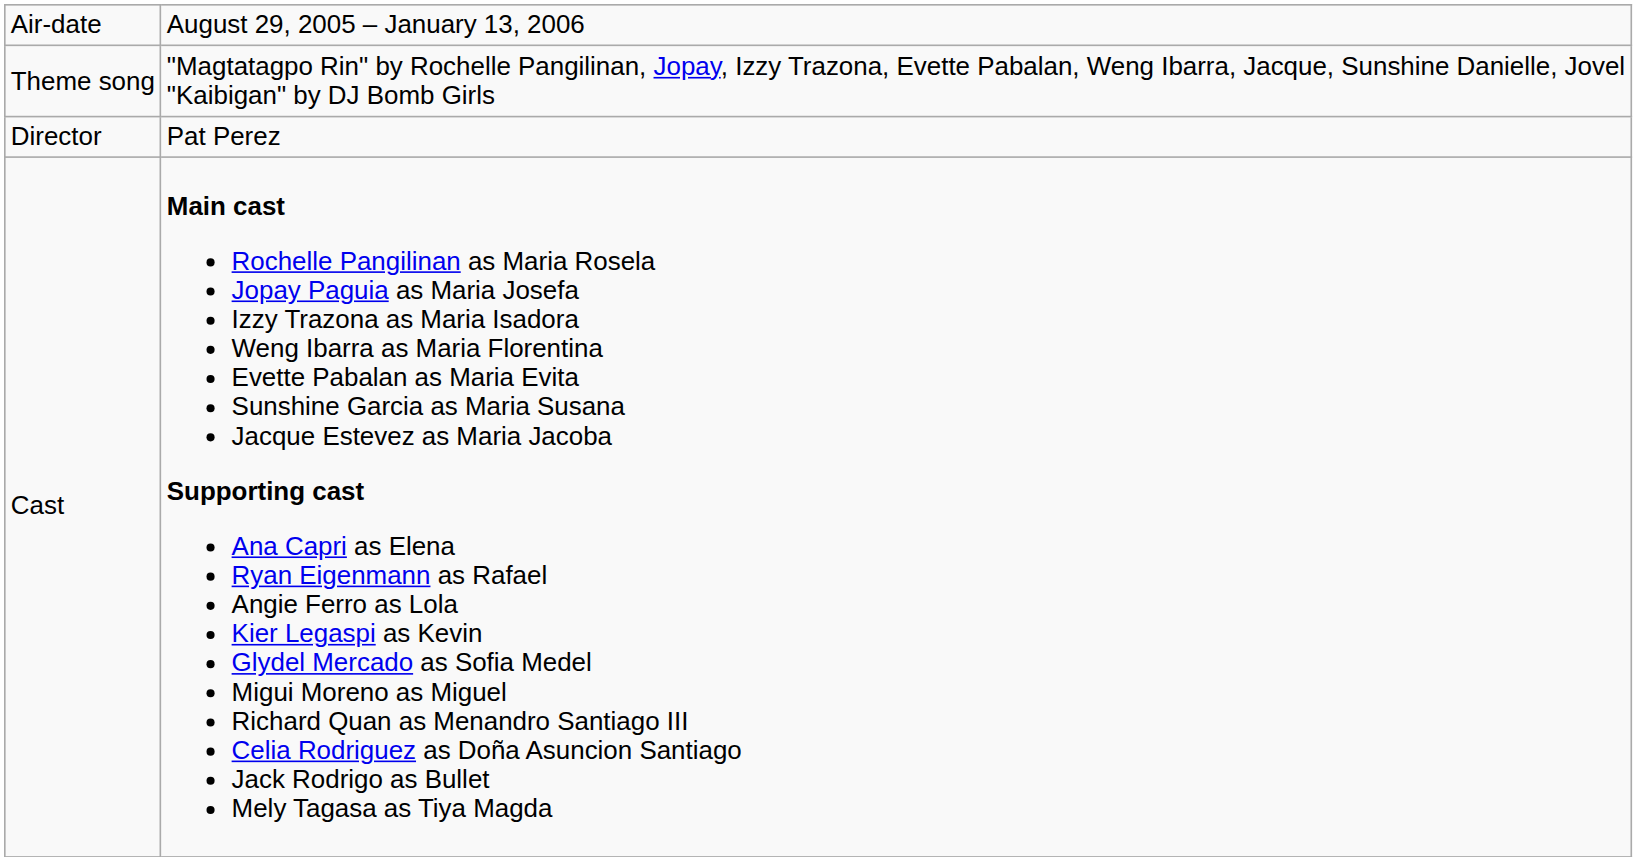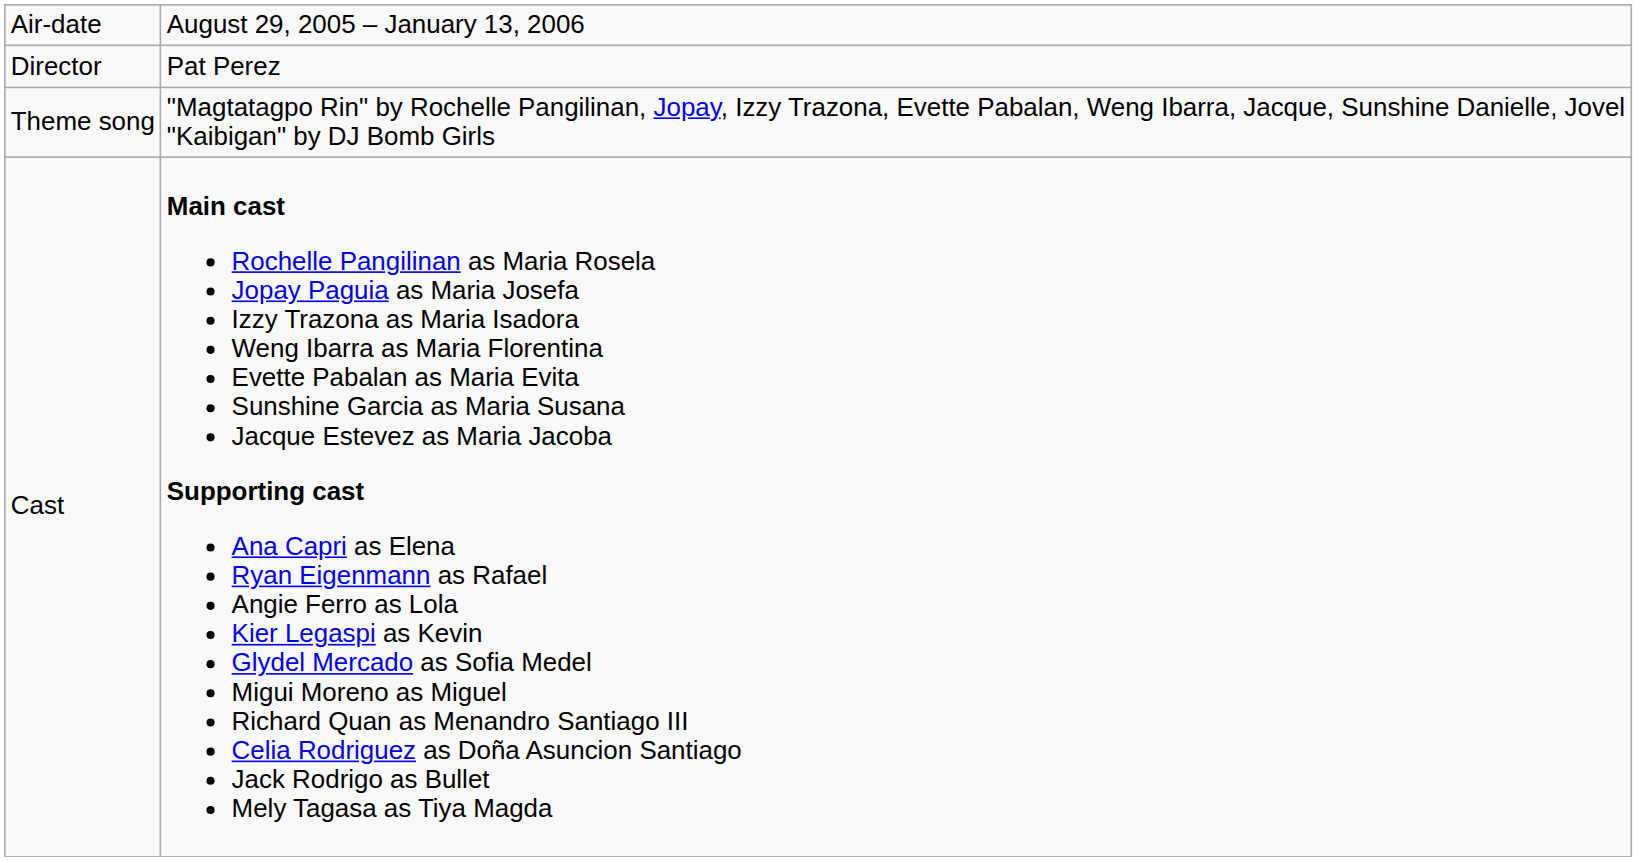rows swapped: (83, 80) <-> (56, 136)
